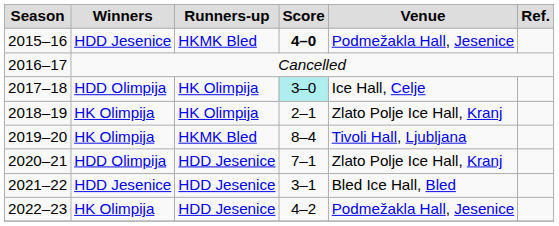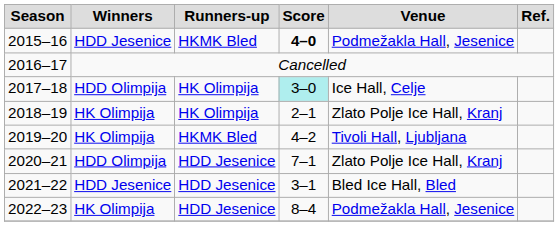(304, 137) 8–4 -> (304, 137) 4–2
(304, 209) 4–2 -> (304, 209) 8–4
